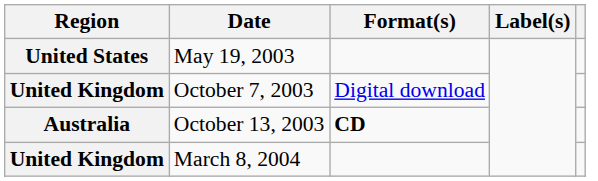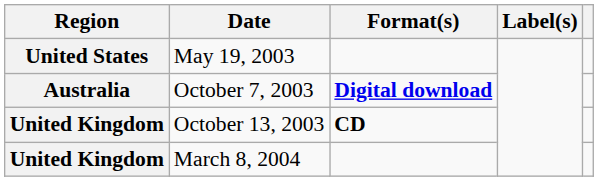(87, 90) United Kingdom -> (87, 90) Australia
(410, 90) normal -> (413, 90) bold
(87, 124) Australia -> (87, 124) United Kingdom
